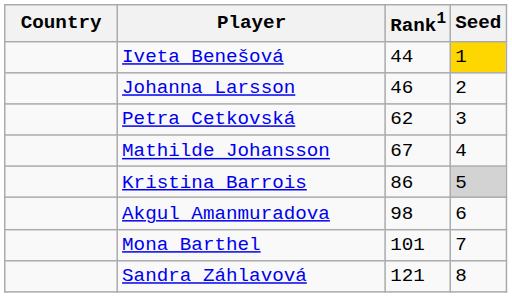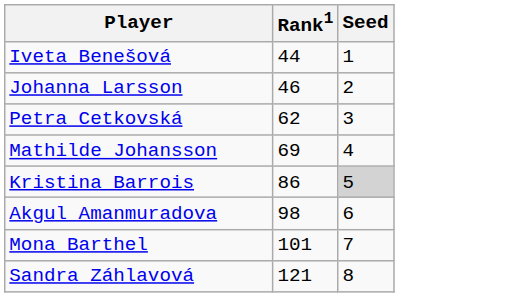- column: (61, 23)
(461, 57) gold background -> (348, 57) no background
(402, 151) 67 -> (289, 151) 69
